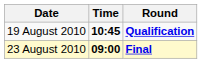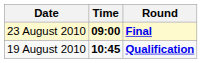rows swapped: (46, 31) <-> (46, 49)
